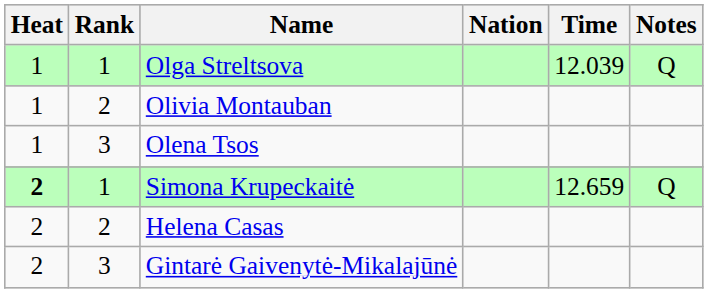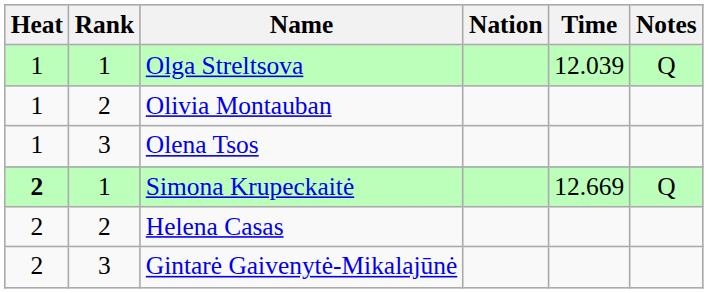(589, 186) 12.659 -> (589, 186) 12.669
